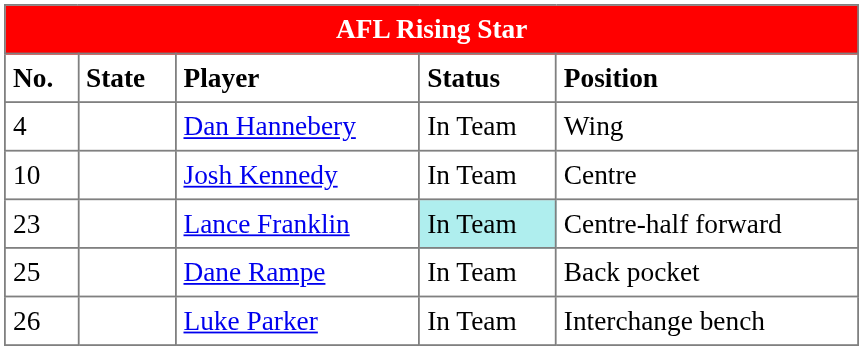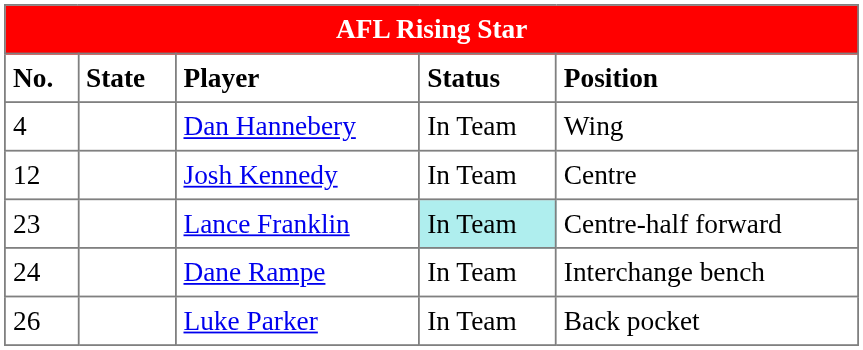(27, 174) 10 -> (27, 174) 12
(27, 271) 25 -> (27, 271) 24
(632, 271) Back pocket -> (664, 271) Interchange bench
(664, 320) Interchange bench -> (632, 320) Back pocket
